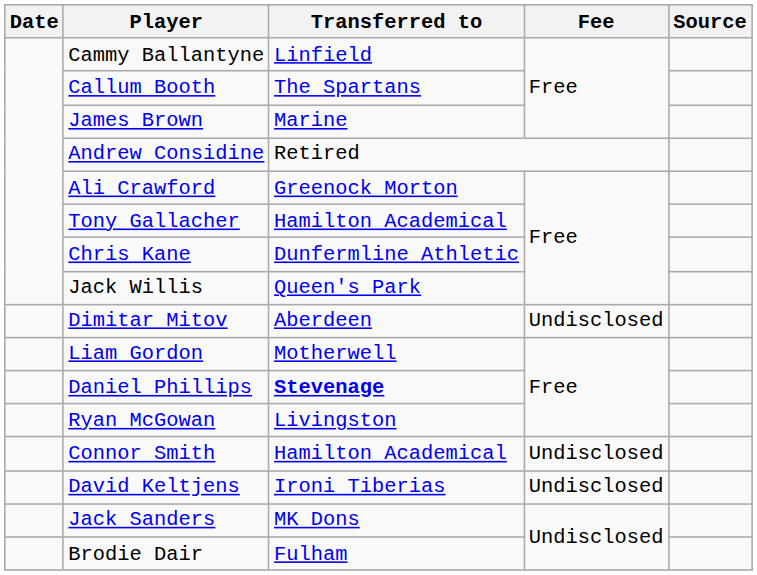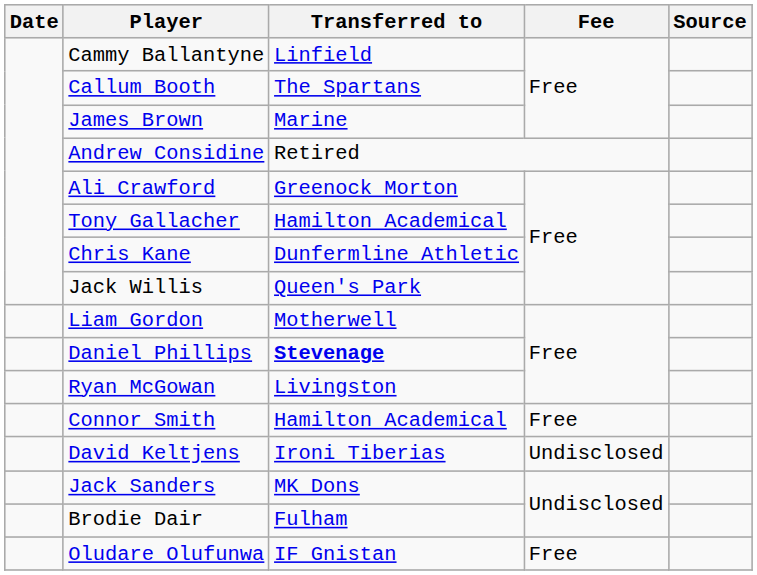- row: (148, 321)
(596, 454) Undisclosed -> (553, 421) Free
+ row: (166, 554)
